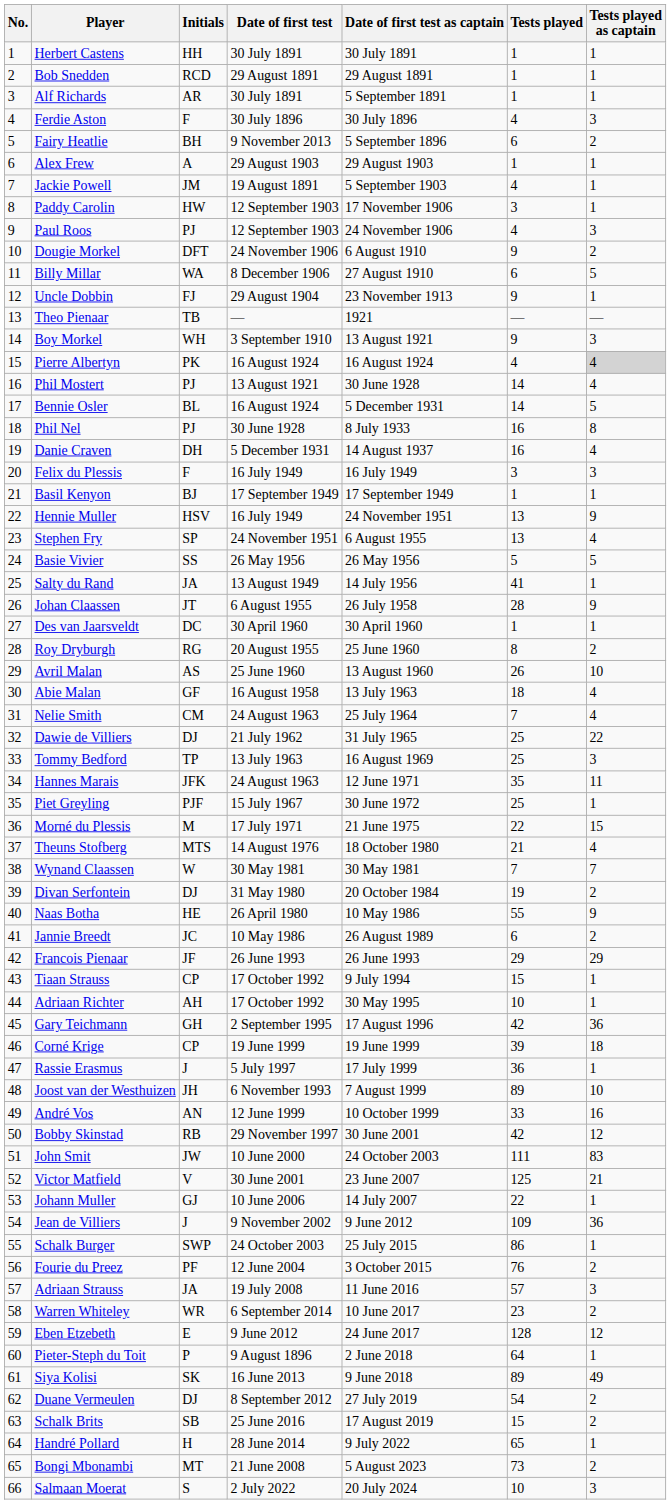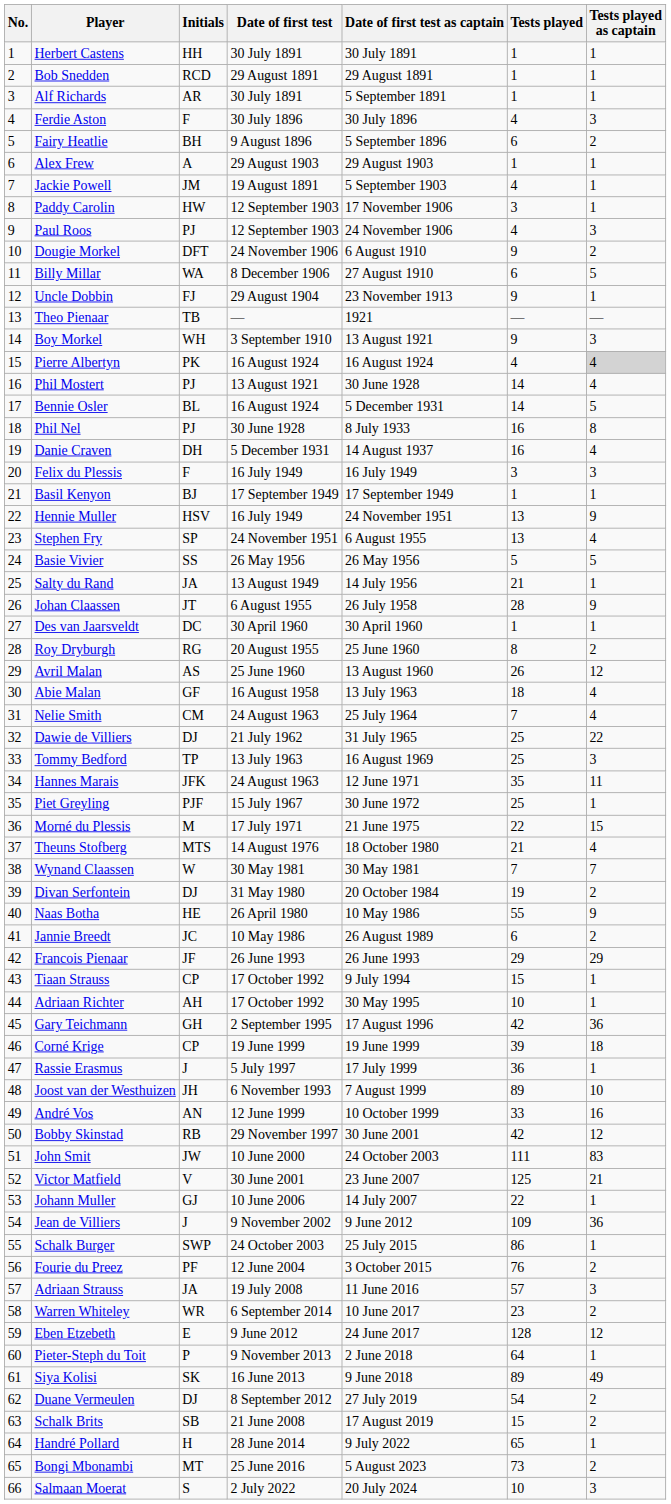(281, 141) 9 November 2013 -> (271, 141) 9 August 1896
(517, 583) 41 -> (517, 583) 21
(596, 671) 10 -> (596, 671) 12
(271, 1355) 9 August 1896 -> (281, 1355) 9 November 2013
(268, 1422) 25 June 2016 -> (268, 1422) 21 June 2008
(268, 1466) 21 June 2008 -> (268, 1466) 25 June 2016
